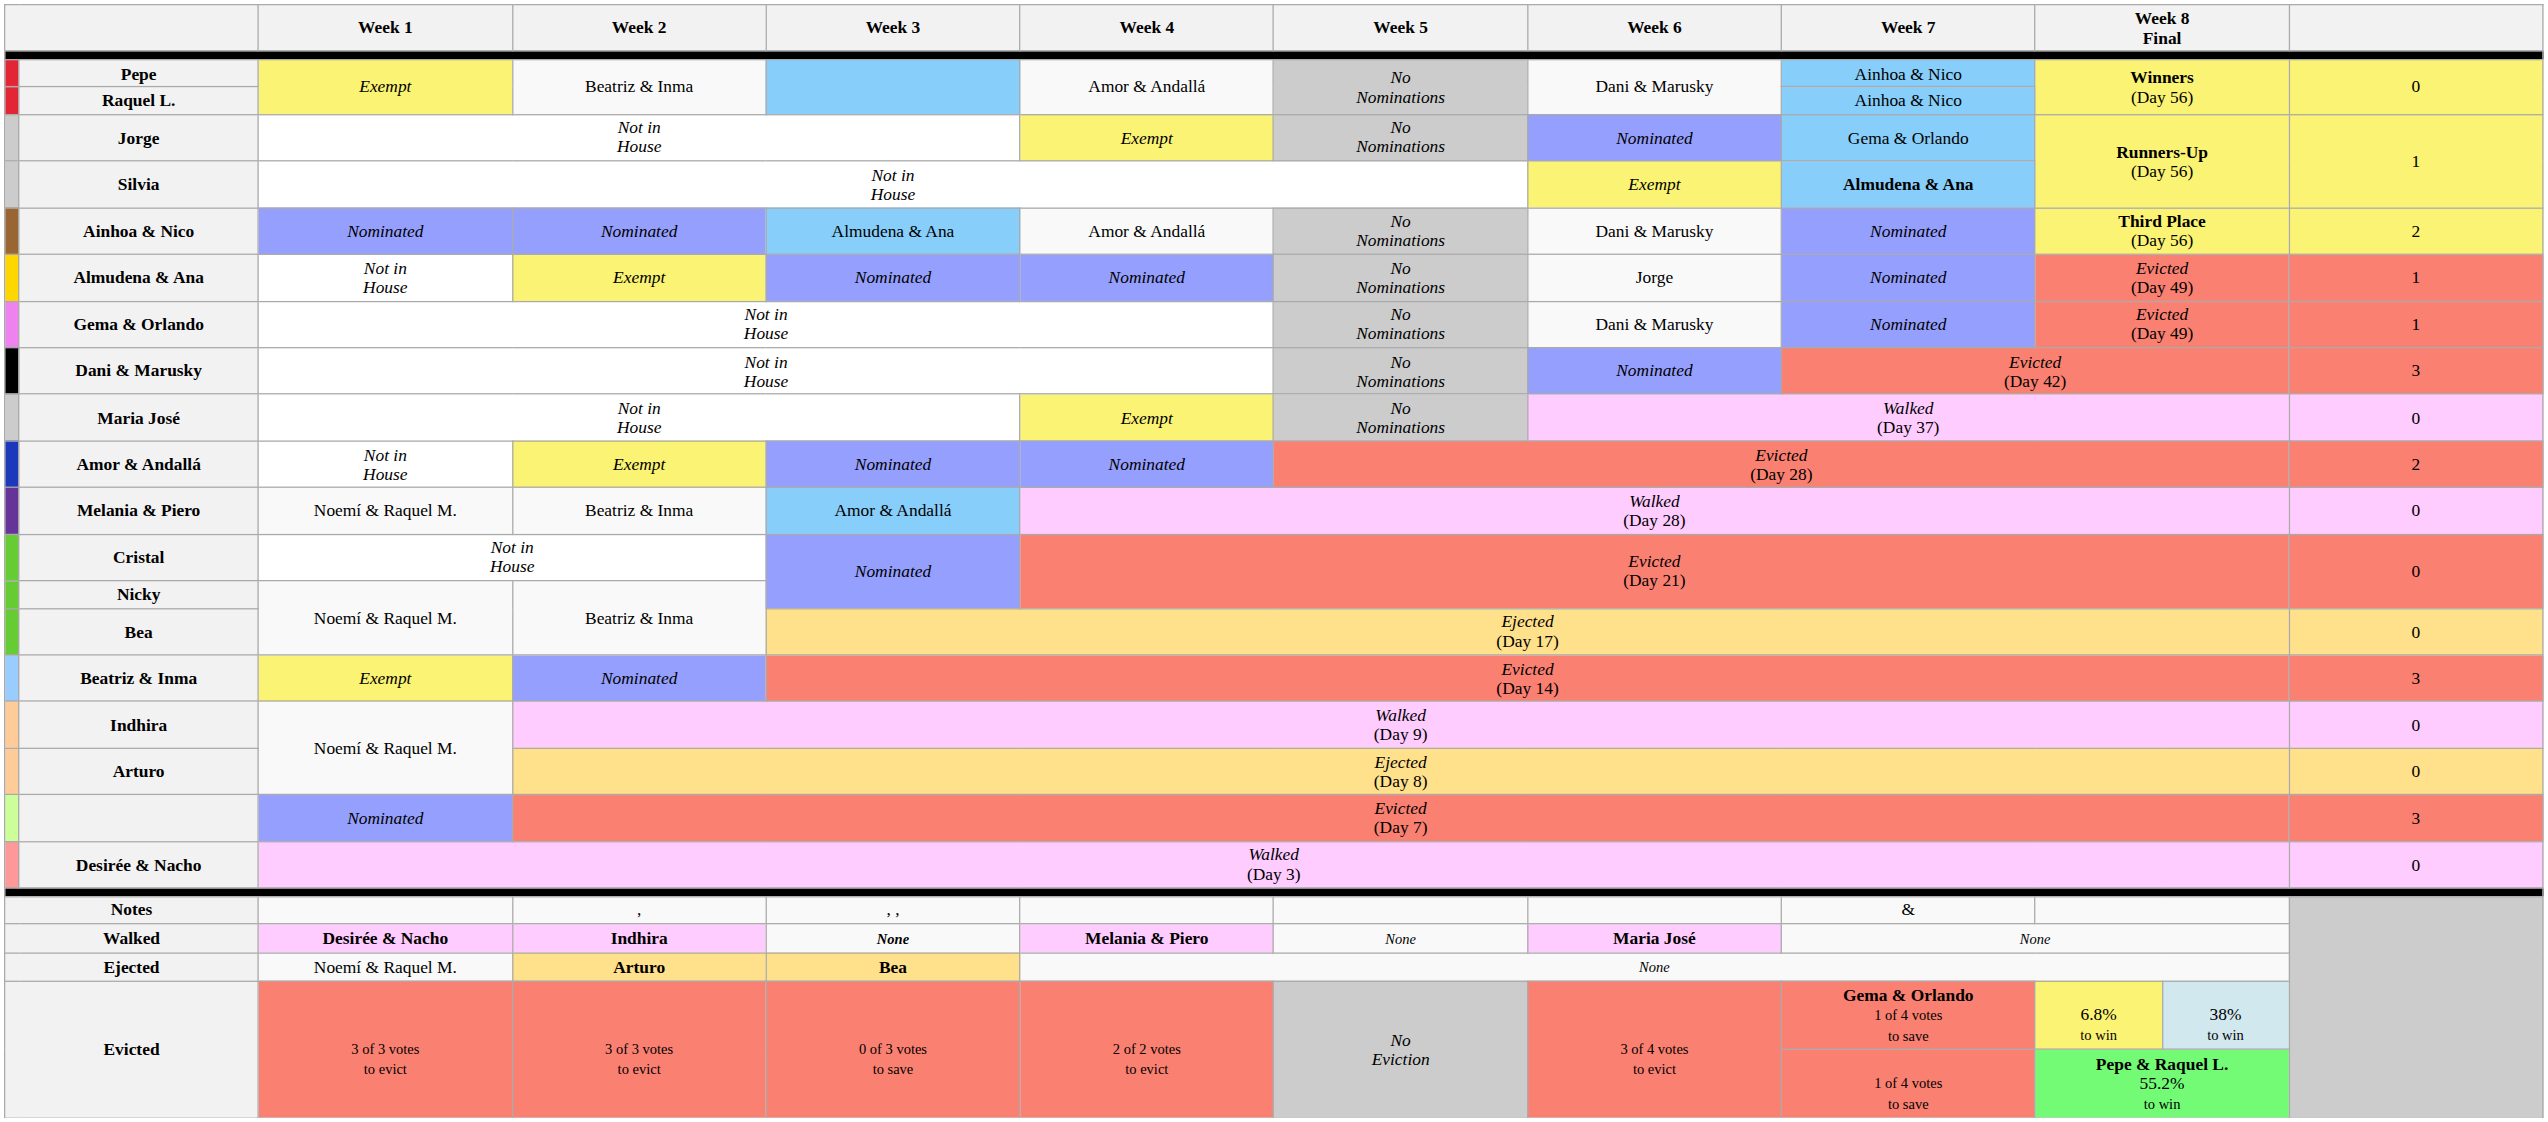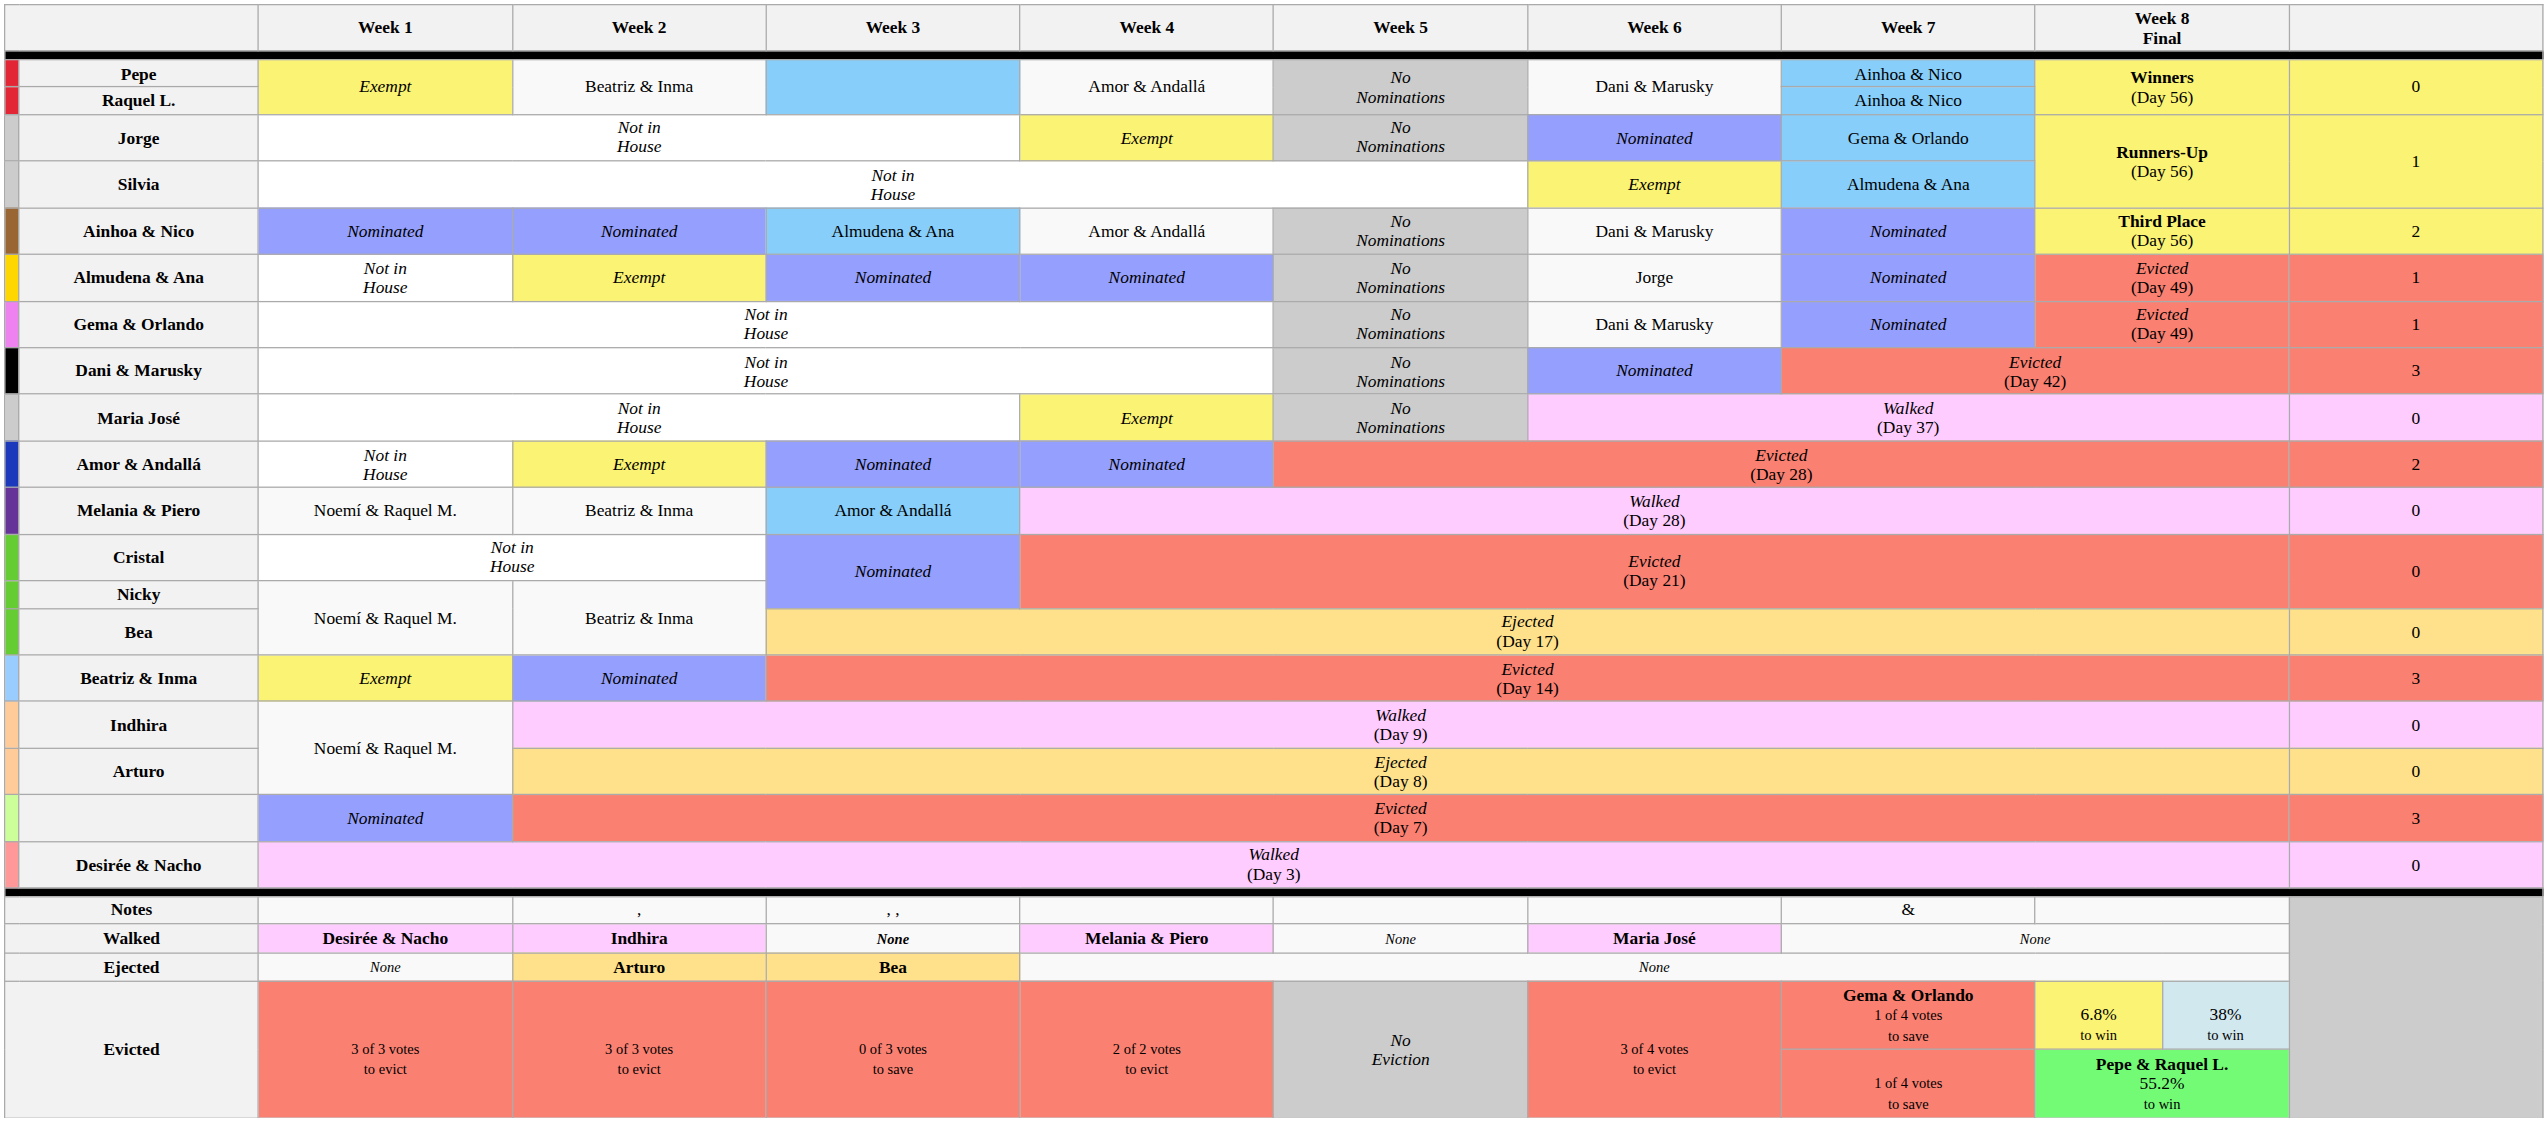(1908, 184) bold -> (1908, 184) normal
(385, 966) Noemí & Raquel M. -> (385, 966) None
